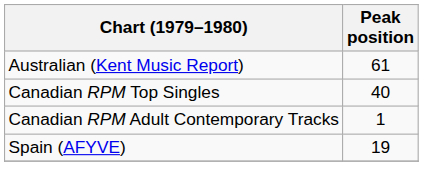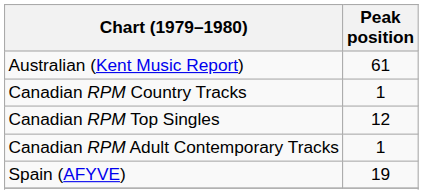+ row: (128, 92)
(380, 92) 40 -> (380, 119) 12
